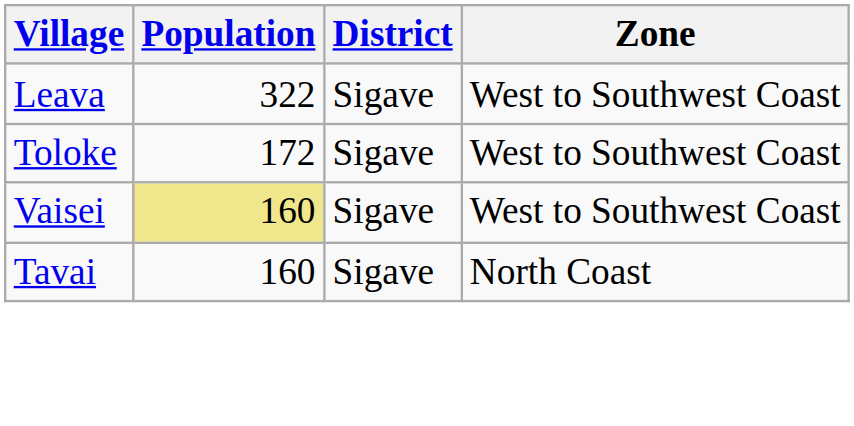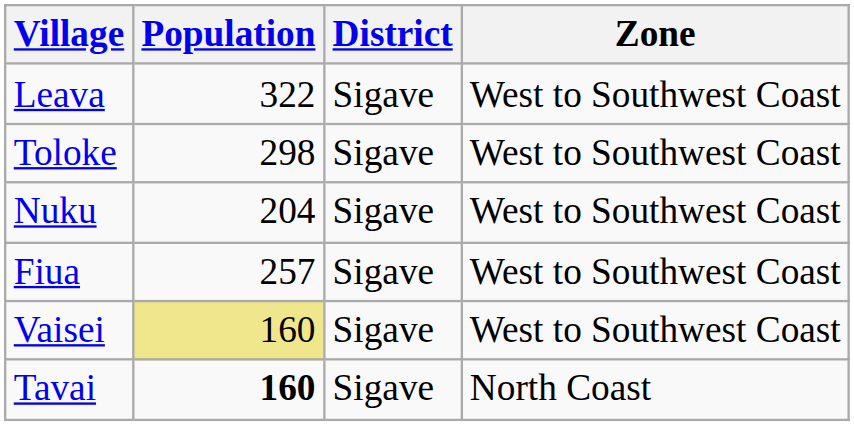(287, 152) 172 -> (287, 152) 298
+ row: (55, 211)
+ row: (47, 270)
(287, 270) normal -> (287, 388) bold
